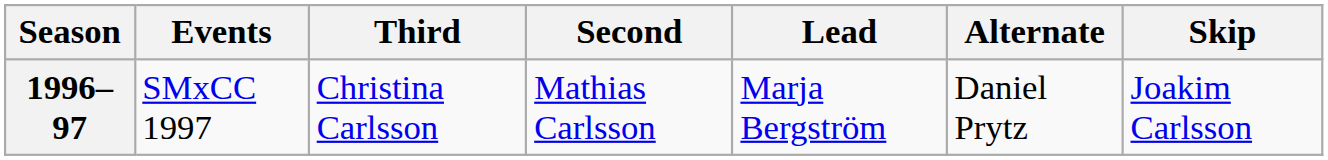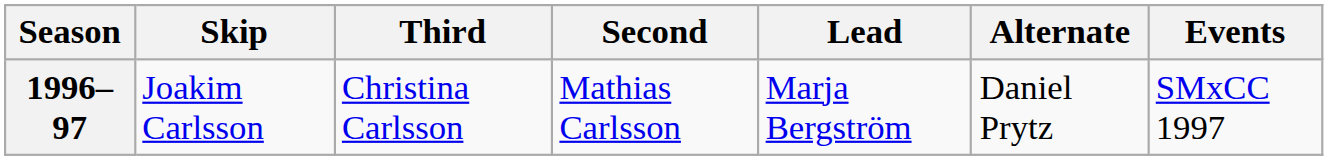columns swapped: (1222, 32) <-> (221, 32)
